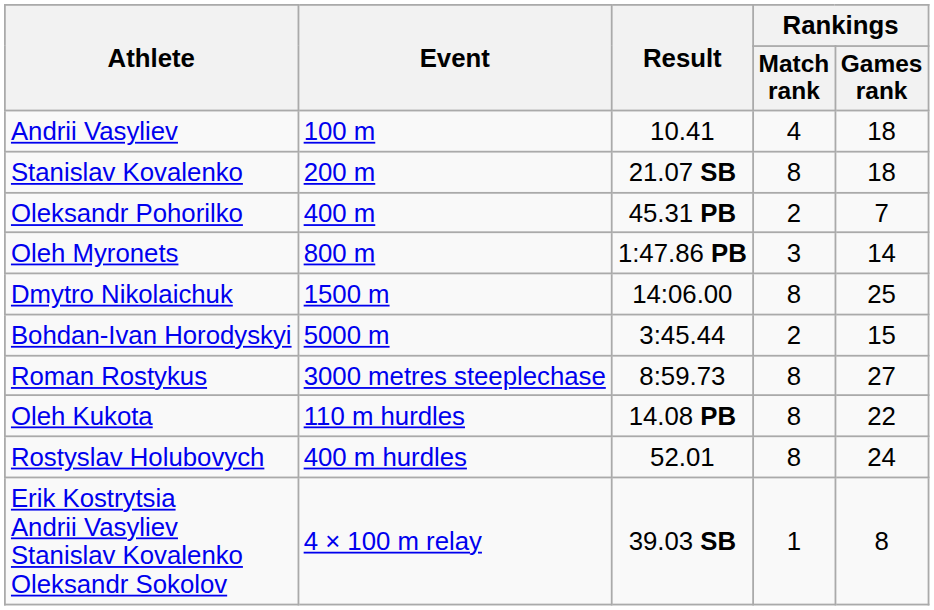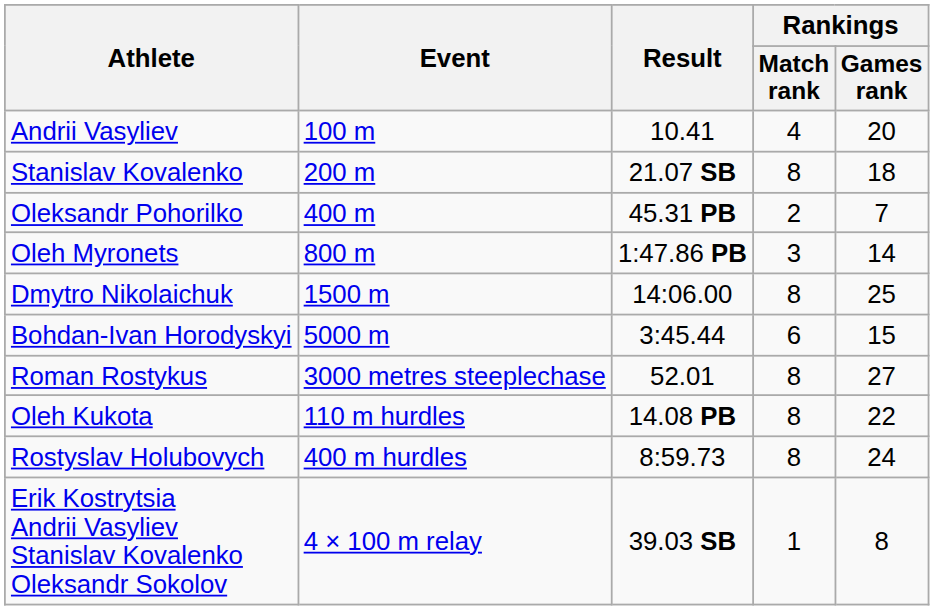(882, 132) 18 -> (882, 132) 20
(794, 335) 2 -> (794, 335) 6
(682, 376) 8:59.73 -> (682, 376) 52.01
(682, 457) 52.01 -> (682, 457) 8:59.73
